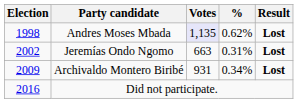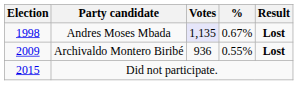(237, 32) 0.62% -> (237, 32) 0.67%
- row: (119, 51)
(203, 70) 931 -> (203, 51) 936
(237, 70) 0.34% -> (237, 51) 0.55%
(28, 88) 2016 -> (28, 70) 2015
